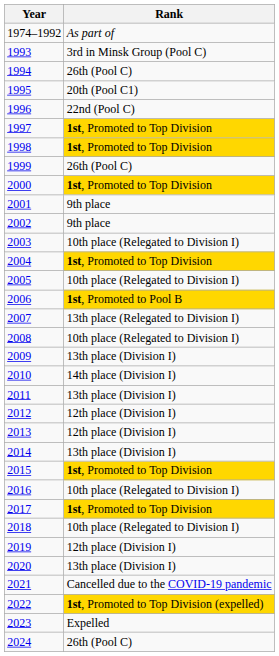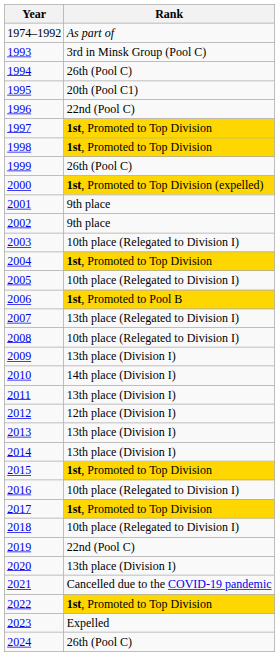(139, 185) 1st, Promoted to Top Division -> (165, 185) 1st, Promoted to Top Division (expelled)
(121, 432) 12th place (Division I) -> (121, 432) 13th place (Division I)
(121, 546) 12th place (Division I) -> (101, 546) 22nd (Pool C)
(165, 603) 1st, Promoted to Top Division (expelled) -> (139, 603) 1st, Promoted to Top Division
